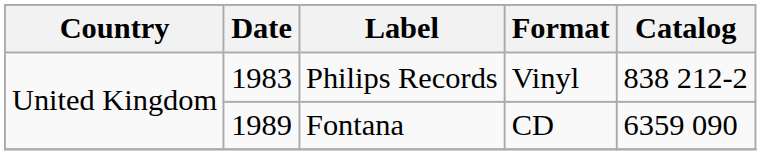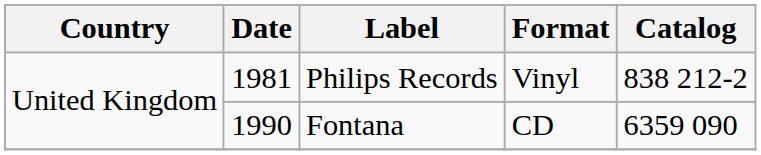(262, 76) 1983 -> (262, 76) 1981
(262, 125) 1989 -> (262, 125) 1990
